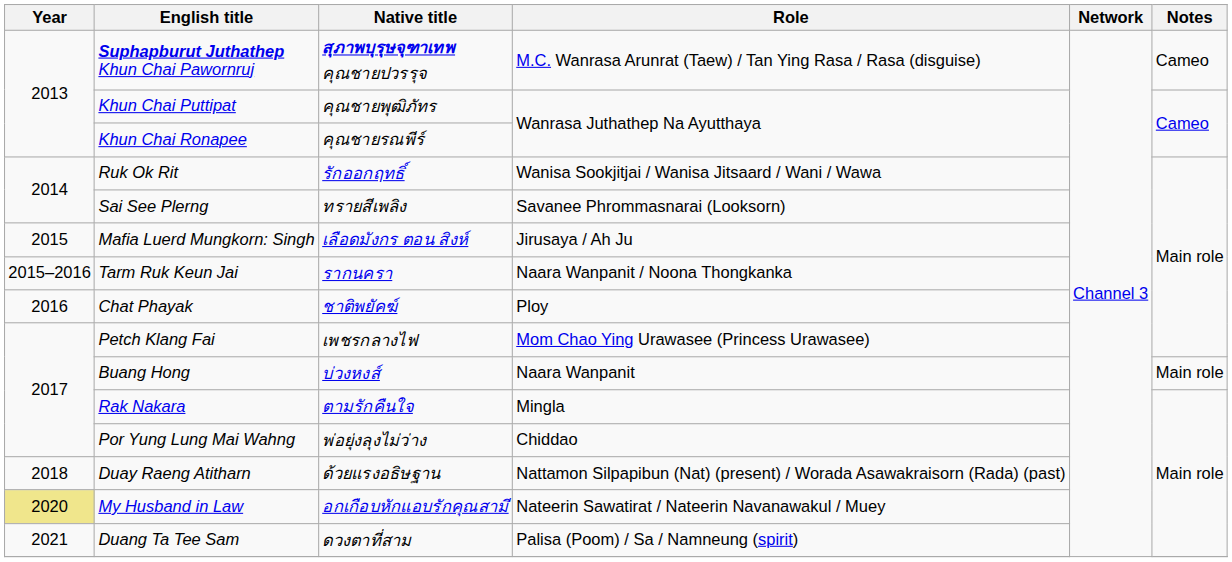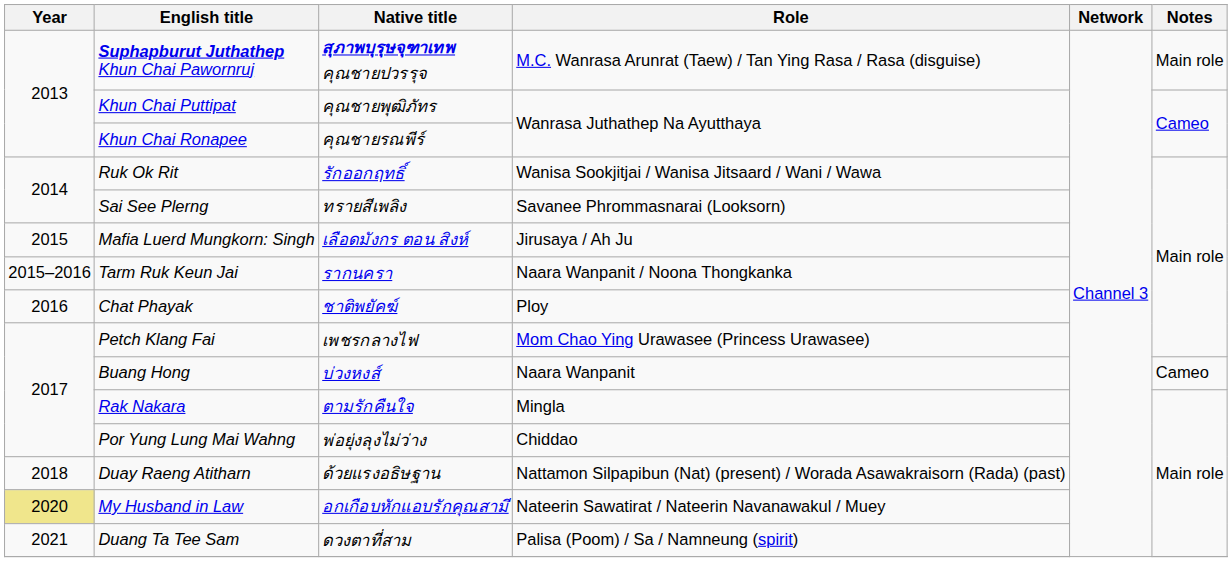(1182, 60) Cameo -> (1190, 60) Main role
(1190, 373) Main role -> (1182, 373) Cameo
